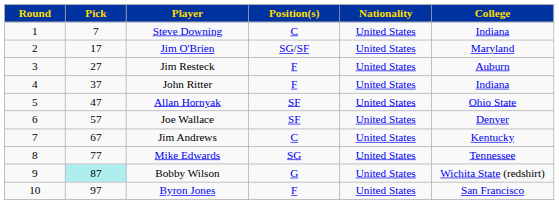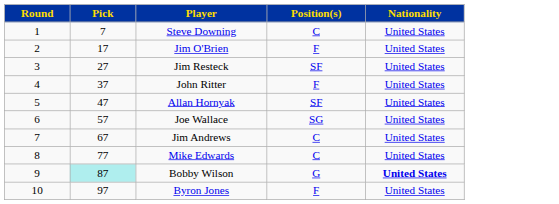- column: (493, 13)
(294, 48) SG/SF -> (316, 48) F
(294, 66) F -> (316, 66) SF
(294, 119) SF -> (316, 119) SG
(294, 155) SG -> (316, 155) C
(386, 173) normal -> (415, 173) bold
